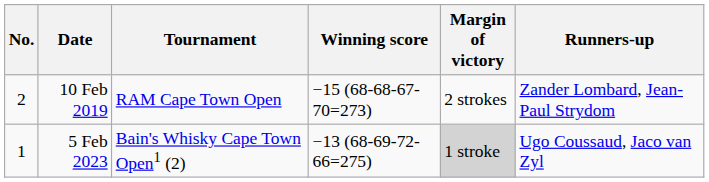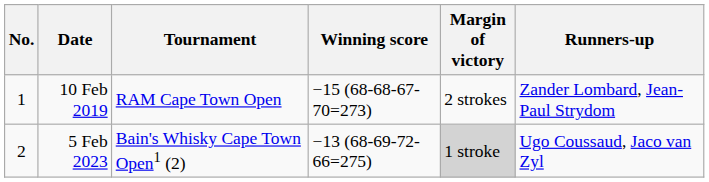(21, 99) 2 -> (21, 99) 1
(21, 150) 1 -> (21, 150) 2
